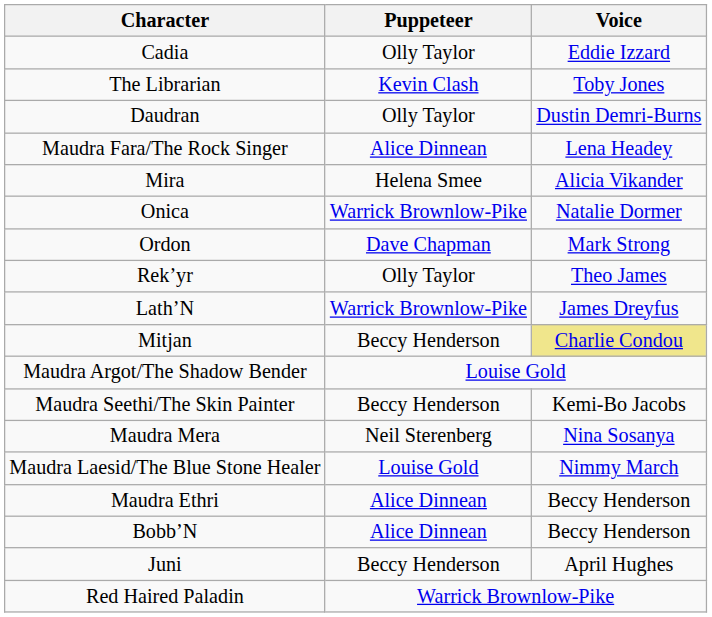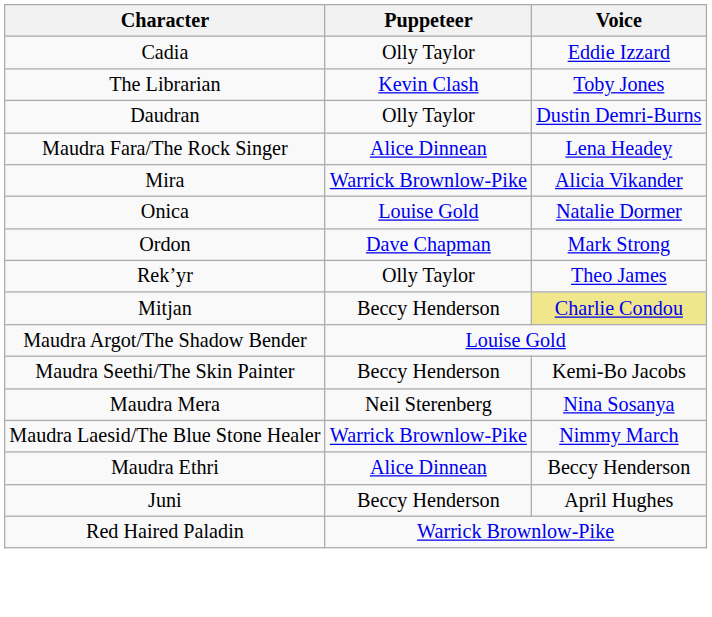(428, 180) Helena Smee -> (428, 180) Warrick Brownlow-Pike
(428, 212) Warrick Brownlow-Pike -> (428, 212) Louise Gold
- row: (165, 308)
(428, 468) Louise Gold -> (428, 436) Warrick Brownlow-Pike
- row: (165, 532)
